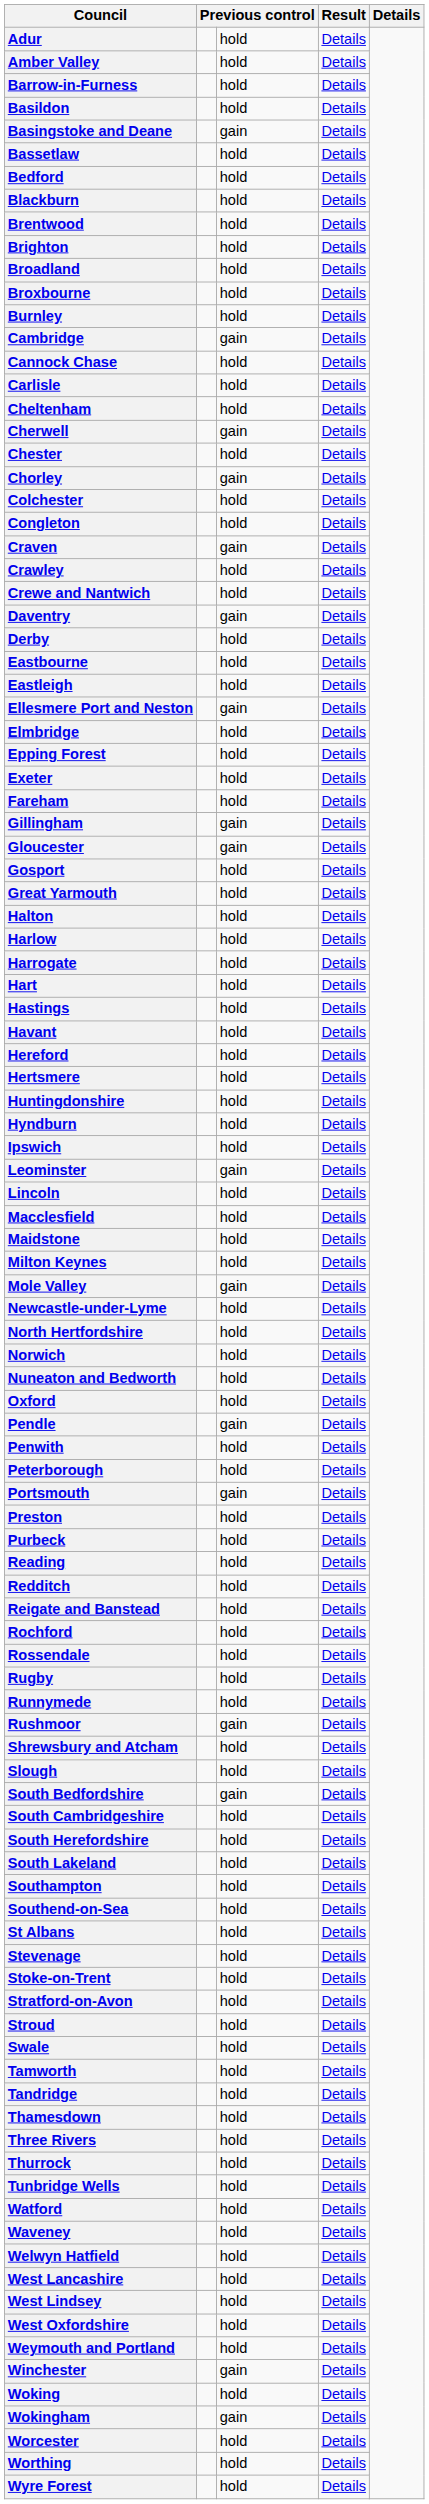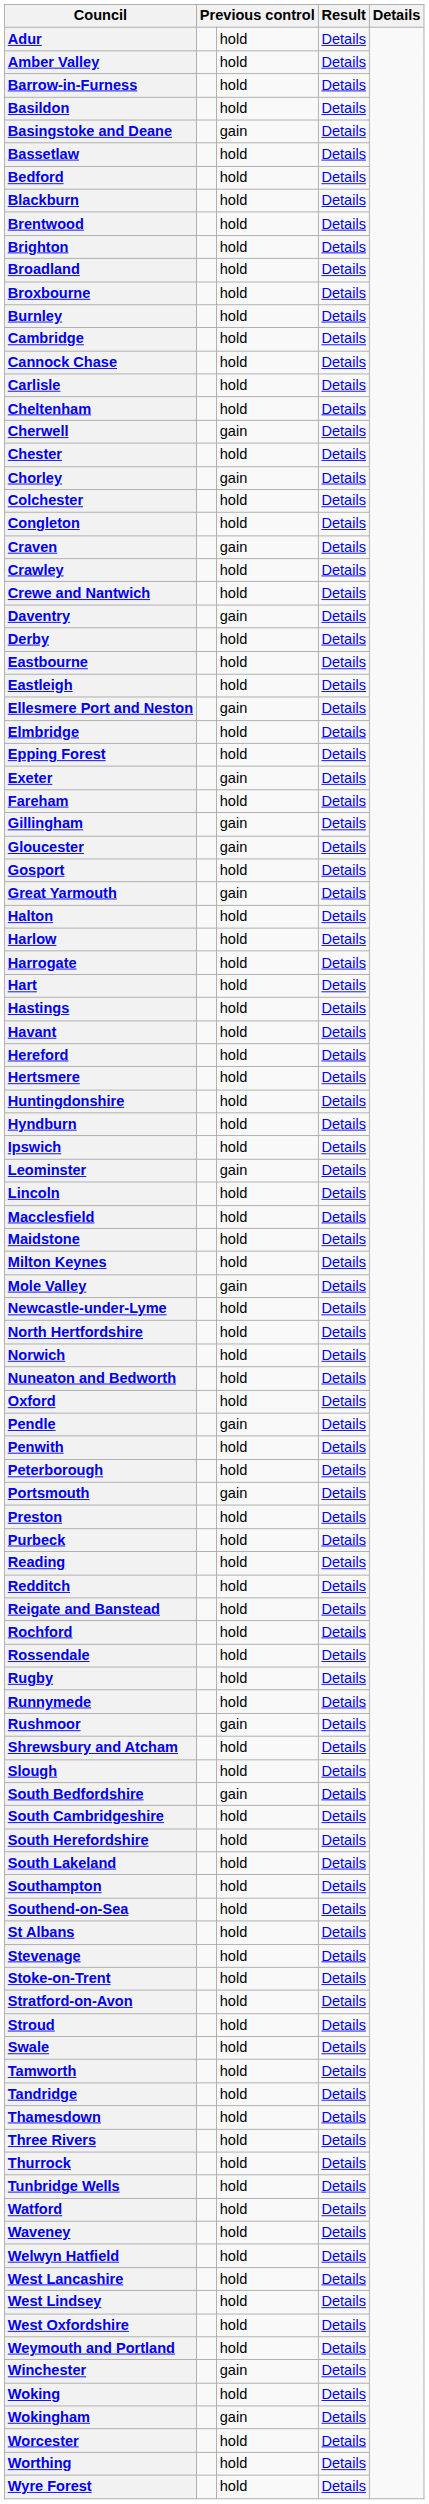(234, 339) gain -> (234, 339) hold
(234, 778) hold -> (234, 778) gain
(234, 893) hold -> (234, 893) gain
